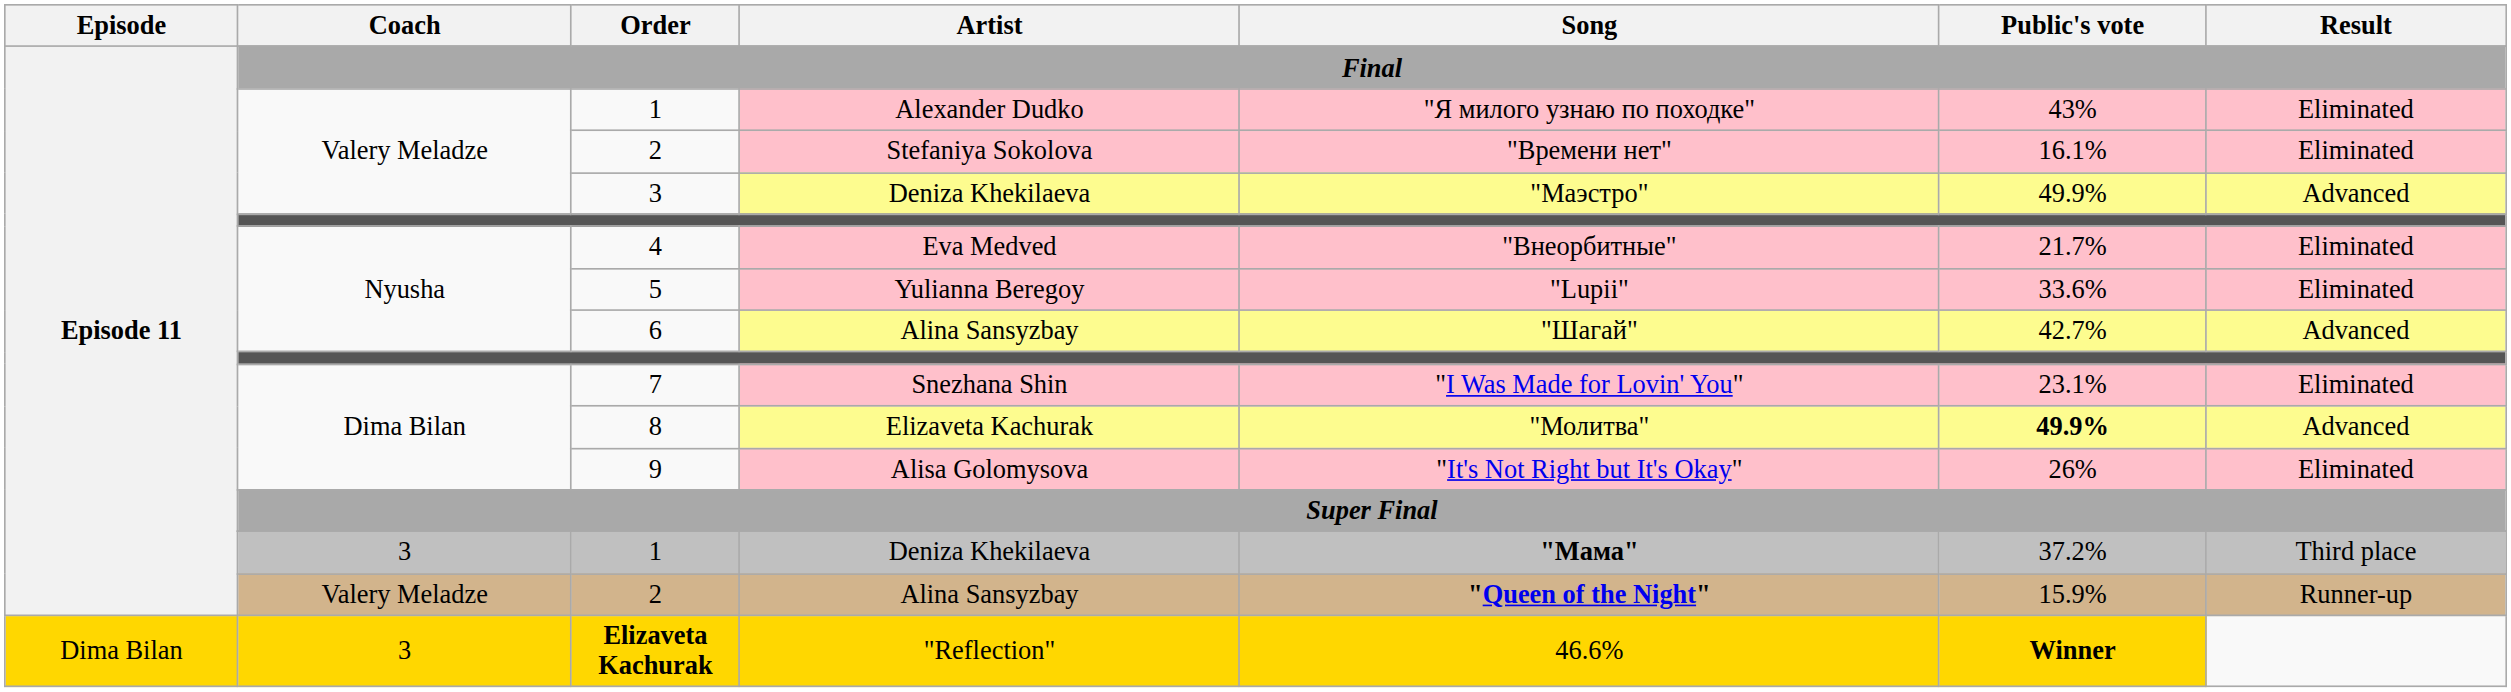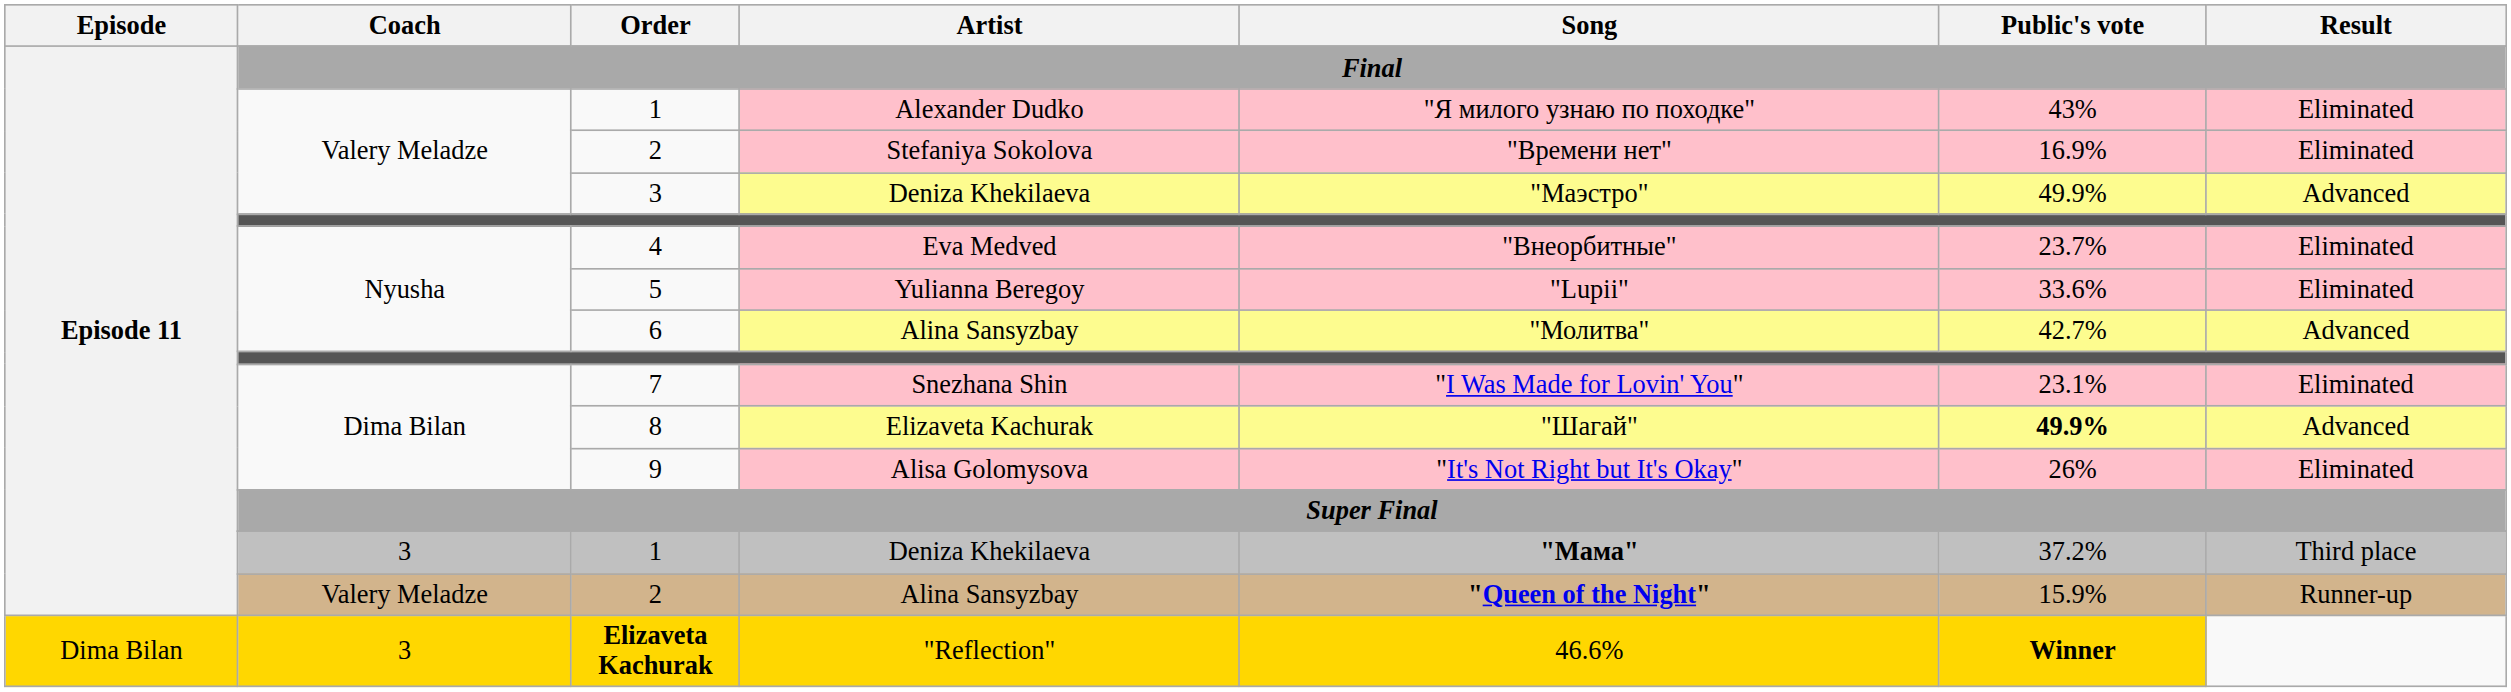(2073, 151) 16.1% -> (2073, 151) 16.9%
(2073, 246) 21.7% -> (2073, 246) 23.7%
(1589, 330) "Шагай" -> (1589, 330) "Молитва"
(1589, 426) "Молитва" -> (1589, 426) "Шагай"
